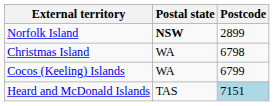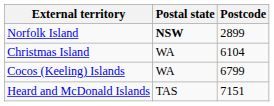(232, 52) 6798 -> (232, 52) 6104
(232, 91) lightblue background -> (232, 91) no background
